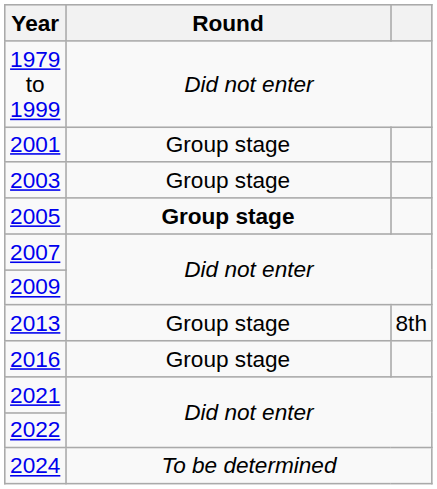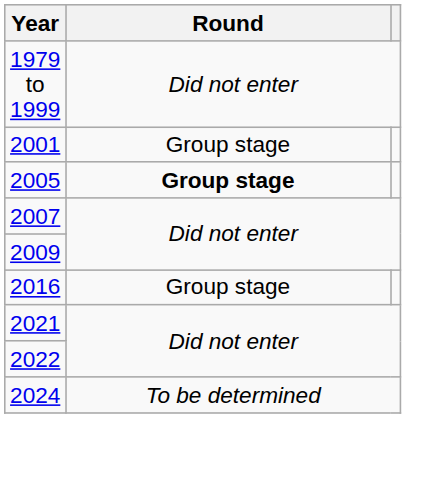- row: (35, 180)
- row: (35, 323)
